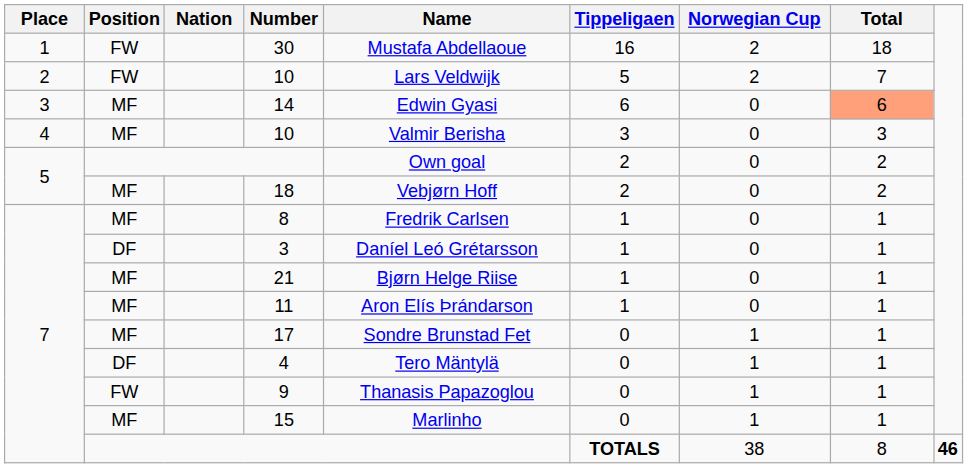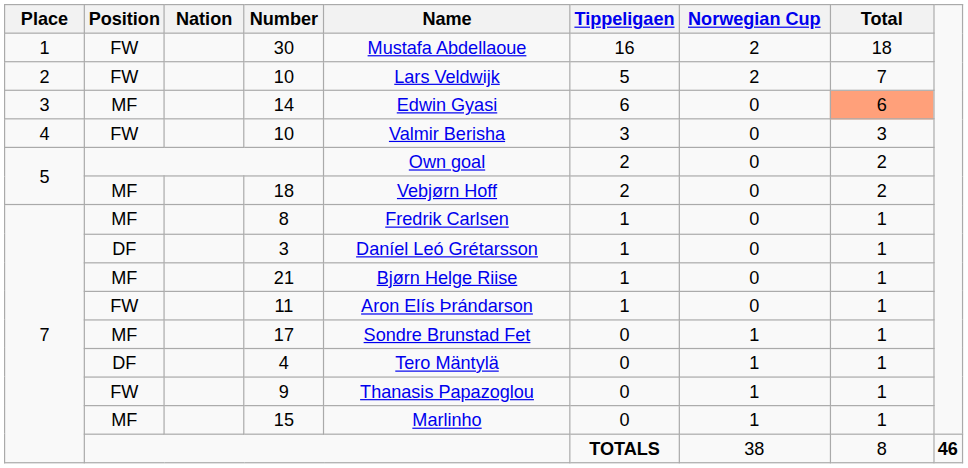(124, 134) MF -> (124, 134) FW
(124, 305) MF -> (124, 305) FW
